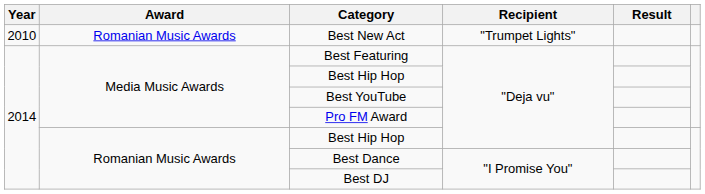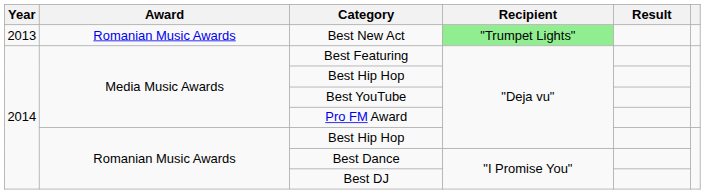(22, 35) 2010 -> (22, 35) 2013
(528, 35) no background -> (528, 35) lightgreen background
